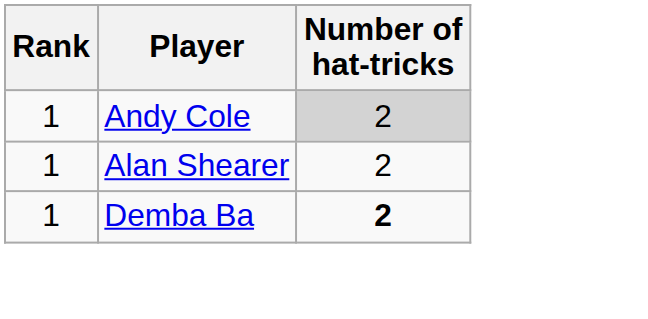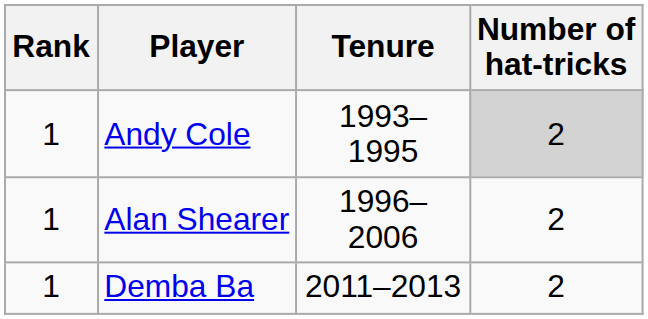+ column: (383, 47)
(383, 215) bold -> (556, 287) normal
